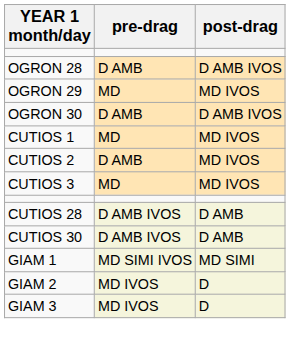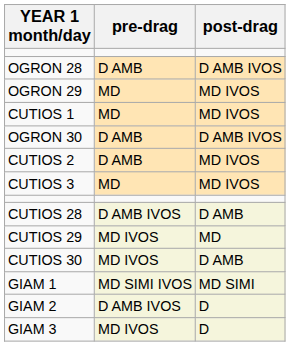rows swapped: (45, 114) <-> (41, 137)
+ row: (45, 237)
(139, 237) D AMB IVOS -> (128, 260) MD IVOS
(128, 283) MD IVOS -> (139, 306) D AMB IVOS
